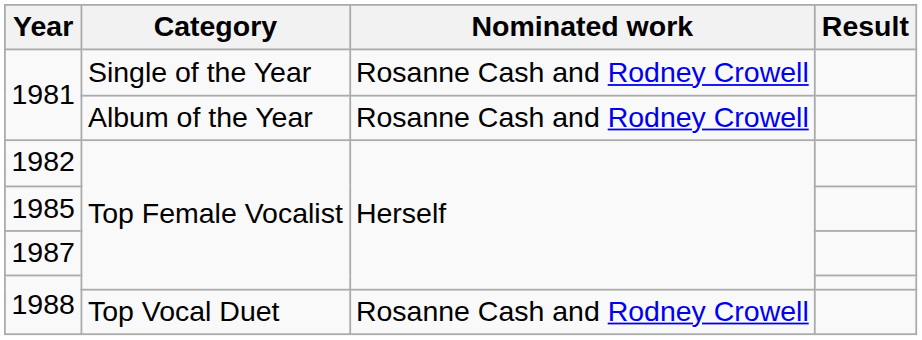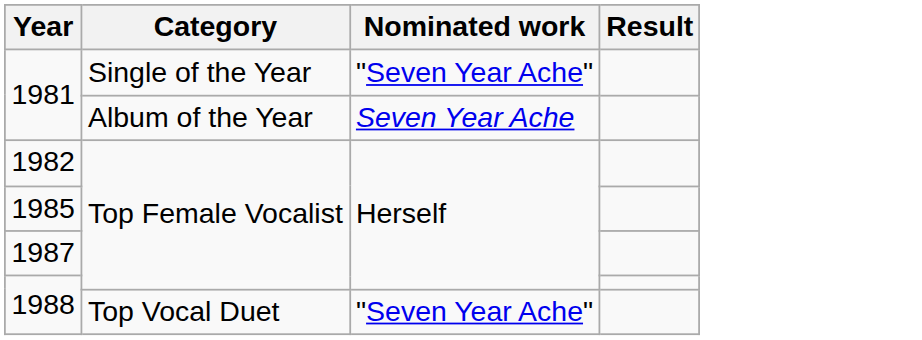(582, 72) Rosanne Cash and Rodney Crowell -> (475, 72) "Seven Year Ache"
(582, 117) Rosanne Cash and Rodney Crowell -> (465, 117) Seven Year Ache
(582, 311) Rosanne Cash and Rodney Crowell -> (475, 311) "Seven Year Ache"
